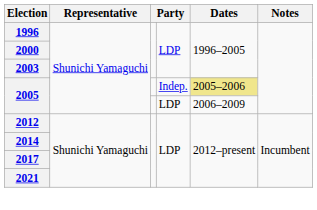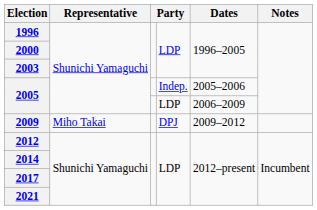(219, 86) khaki background -> (219, 86) no background
+ row: (27, 123)
